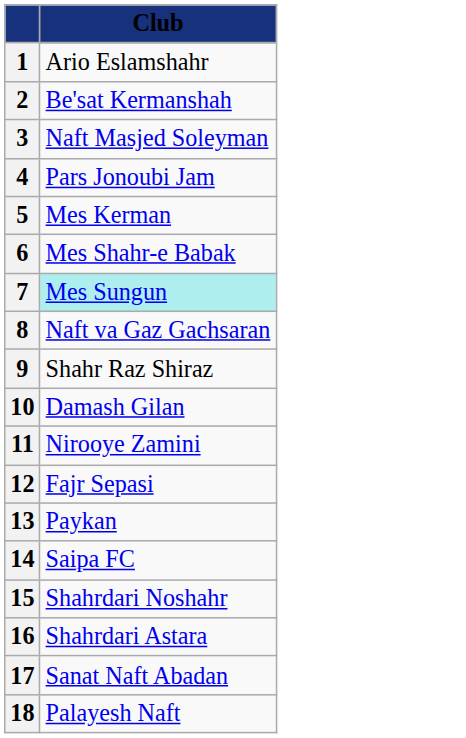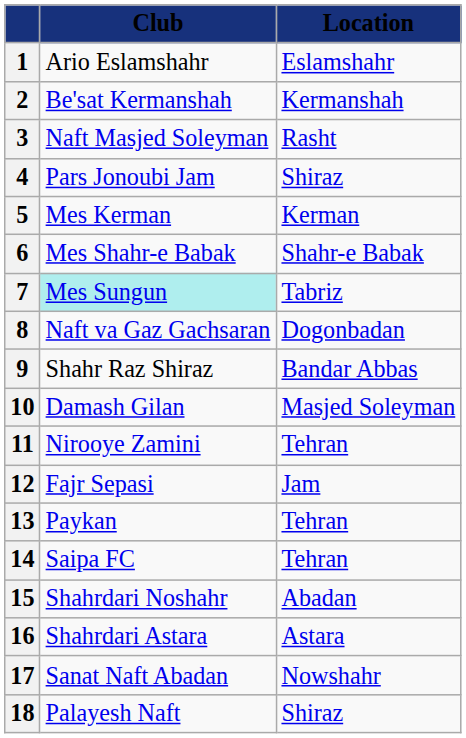+ column: (368, 23)
